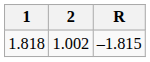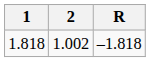(119, 43) –1.815 -> (119, 43) –1.818
